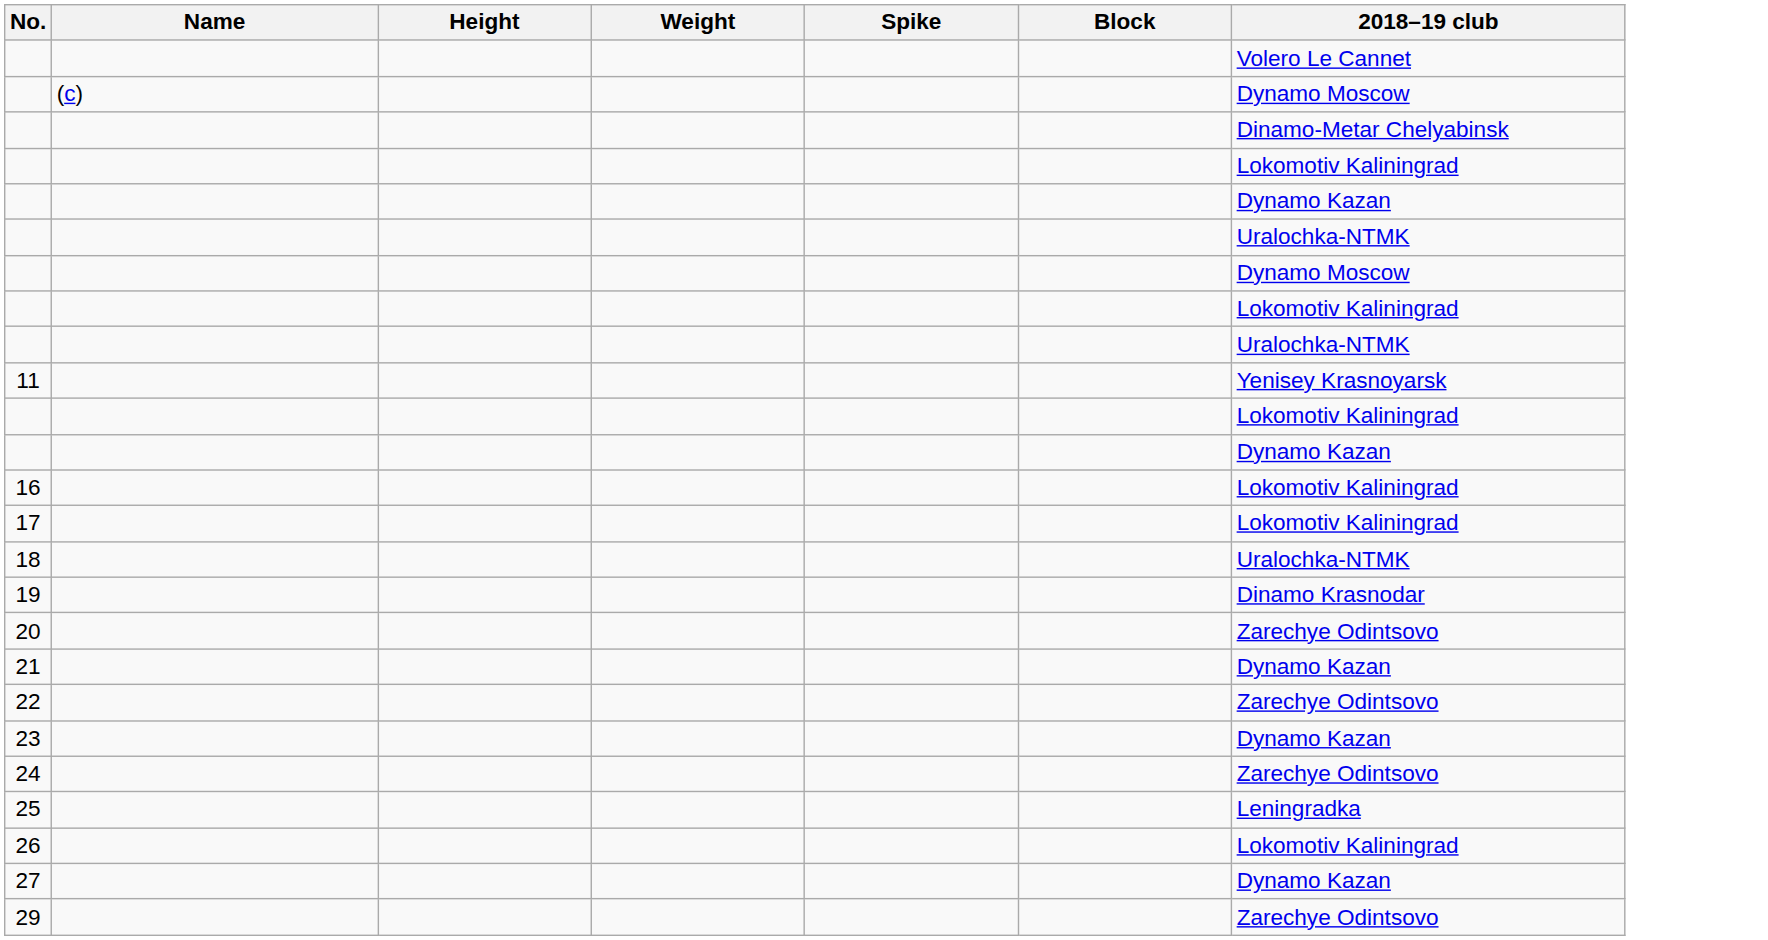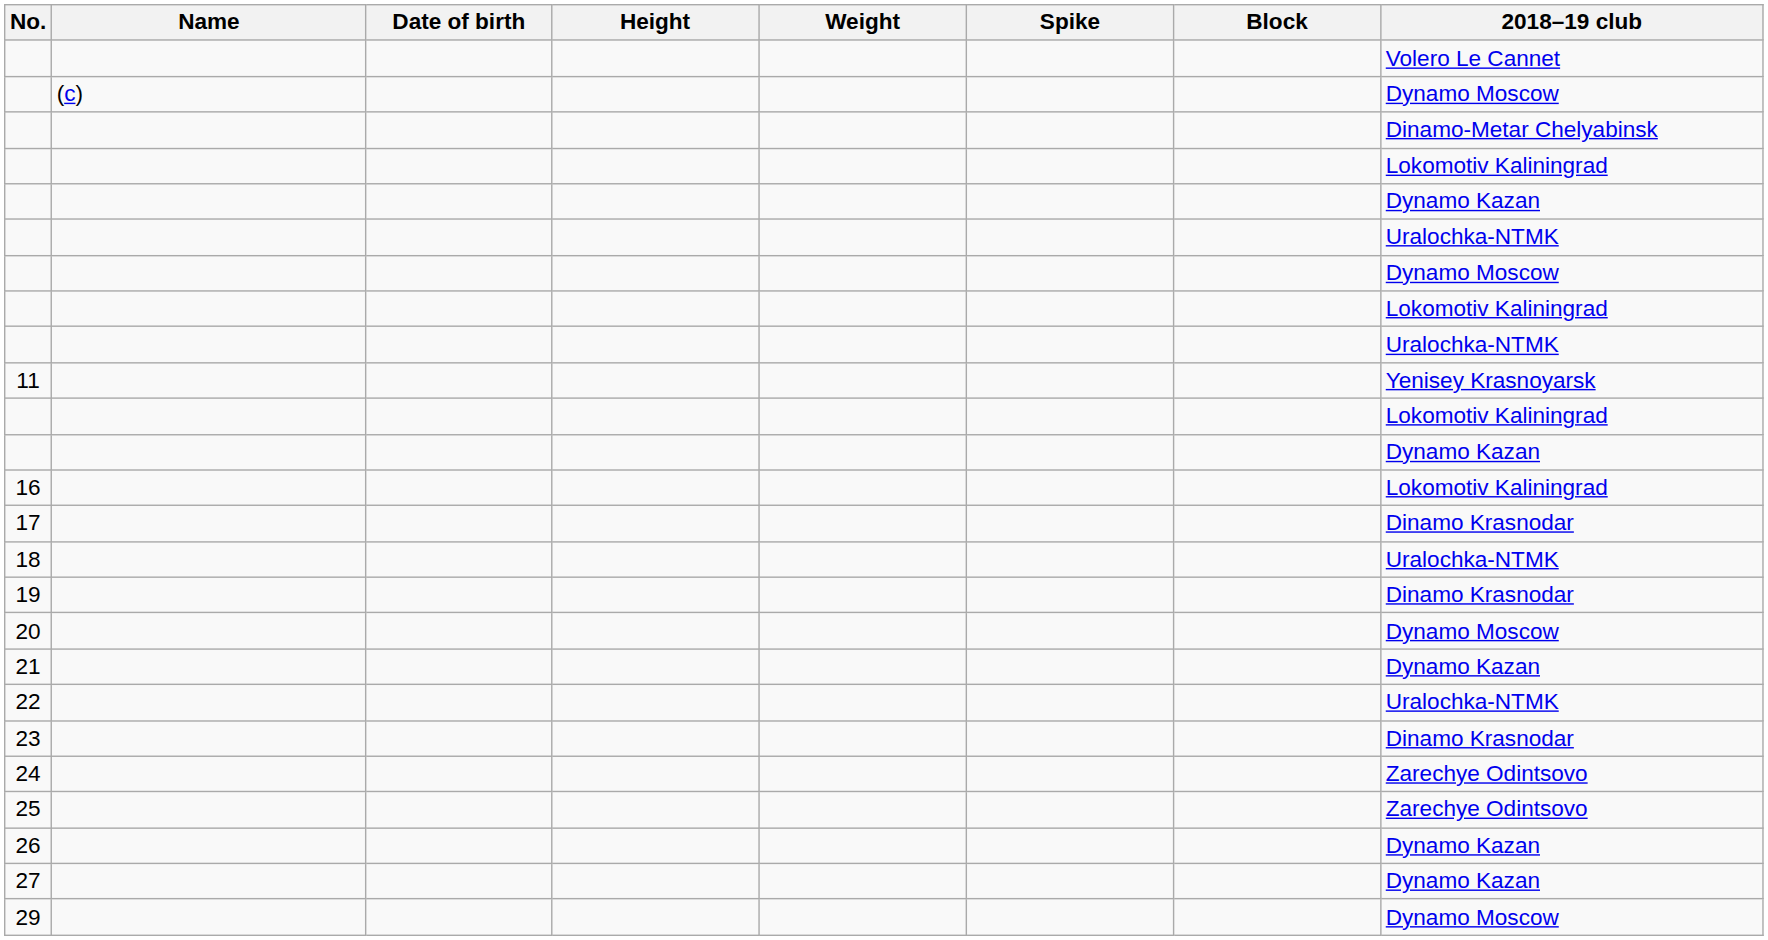+ column: (459, 22)
(1348, 523) Lokomotiv Kaliningrad -> (1480, 523) Dinamo Krasnodar
(1338, 630) Zarechye Odintsovo -> (1472, 630) Dynamo Moscow
(1338, 702) Zarechye Odintsovo -> (1472, 702) Uralochka-NTMK
(1314, 737) Dynamo Kazan -> (1480, 737) Dinamo Krasnodar
(1299, 809) Leningradka -> (1487, 809) Zarechye Odintsovo
(1348, 845) Lokomotiv Kaliningrad -> (1463, 845) Dynamo Kazan
(1338, 916) Zarechye Odintsovo -> (1472, 916) Dynamo Moscow
